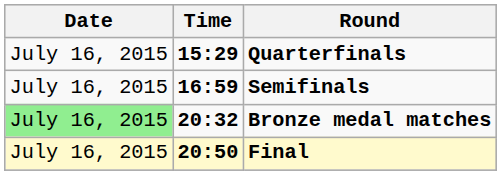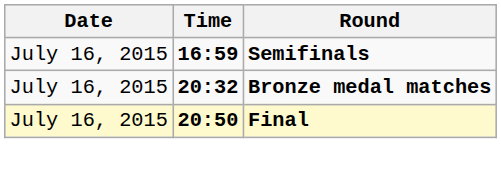- row: (327, 54)
(89, 120) lightgreen background -> (89, 87) no background
